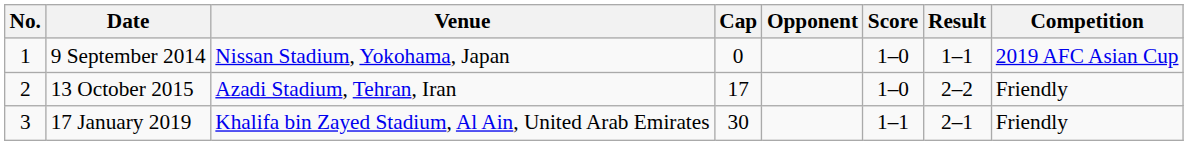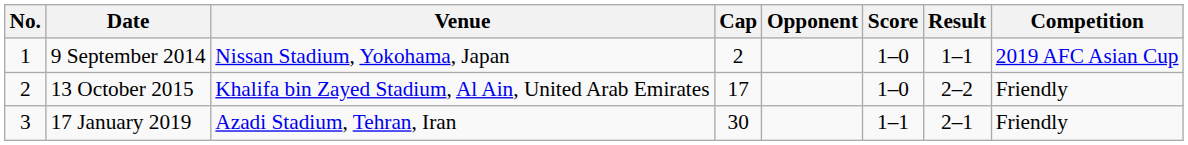(738, 55) 0 -> (738, 55) 2
(336, 88) Azadi Stadium, Tehran, Iran -> (462, 88) Khalifa bin Zayed Stadium, Al Ain, United Arab Emirates
(462, 122) Khalifa bin Zayed Stadium, Al Ain, United Arab Emirates -> (336, 122) Azadi Stadium, Tehran, Iran
